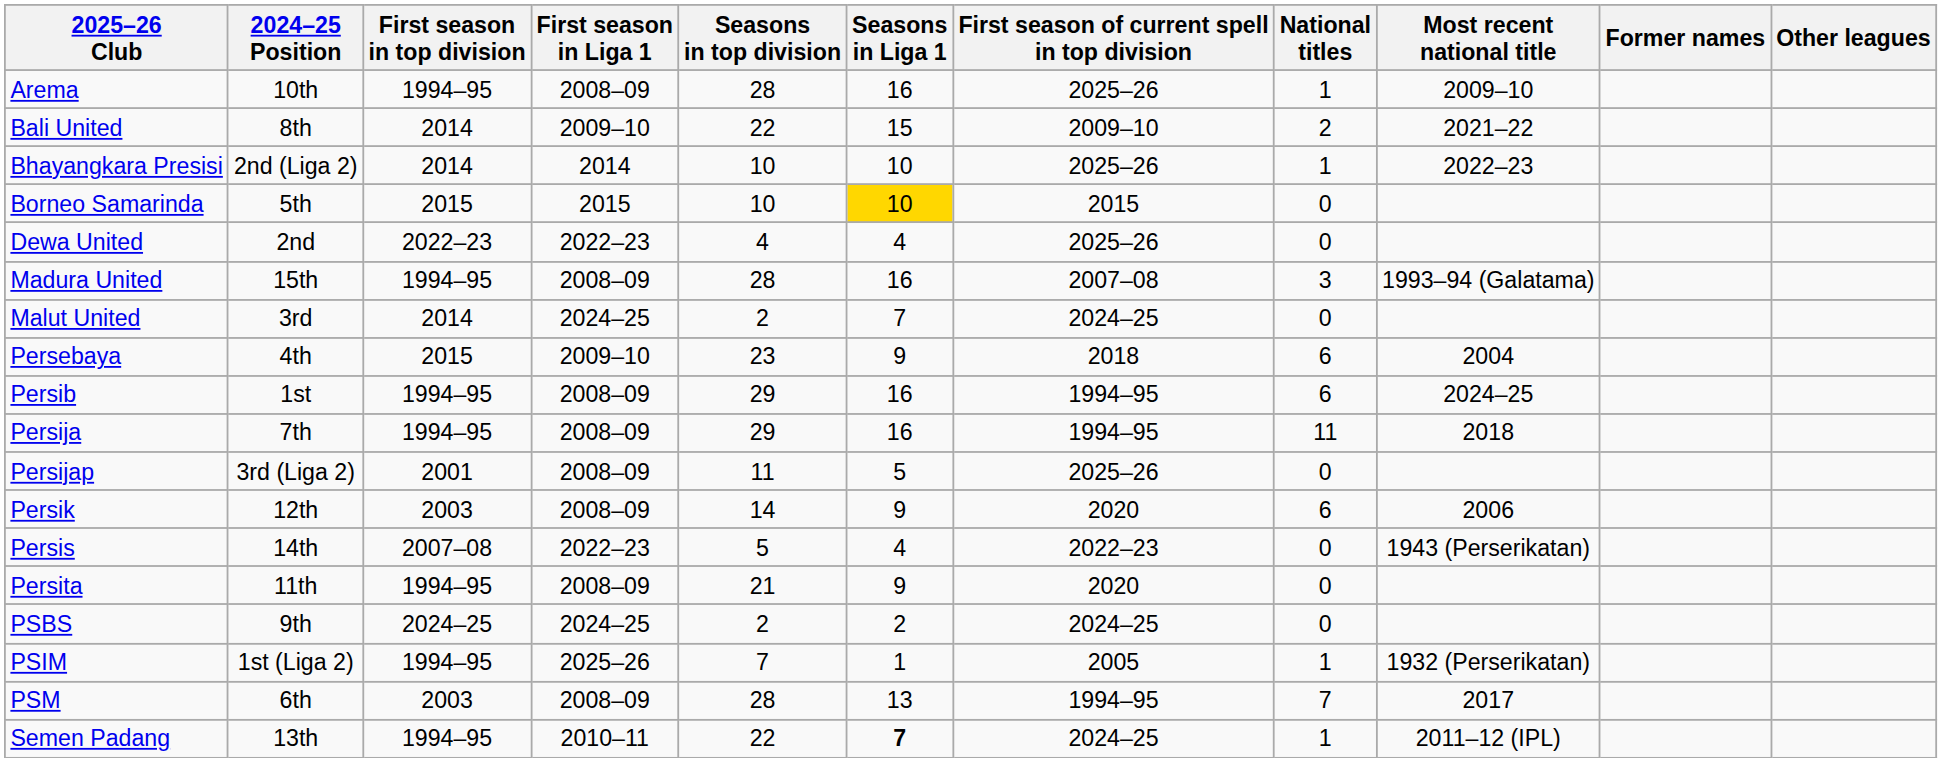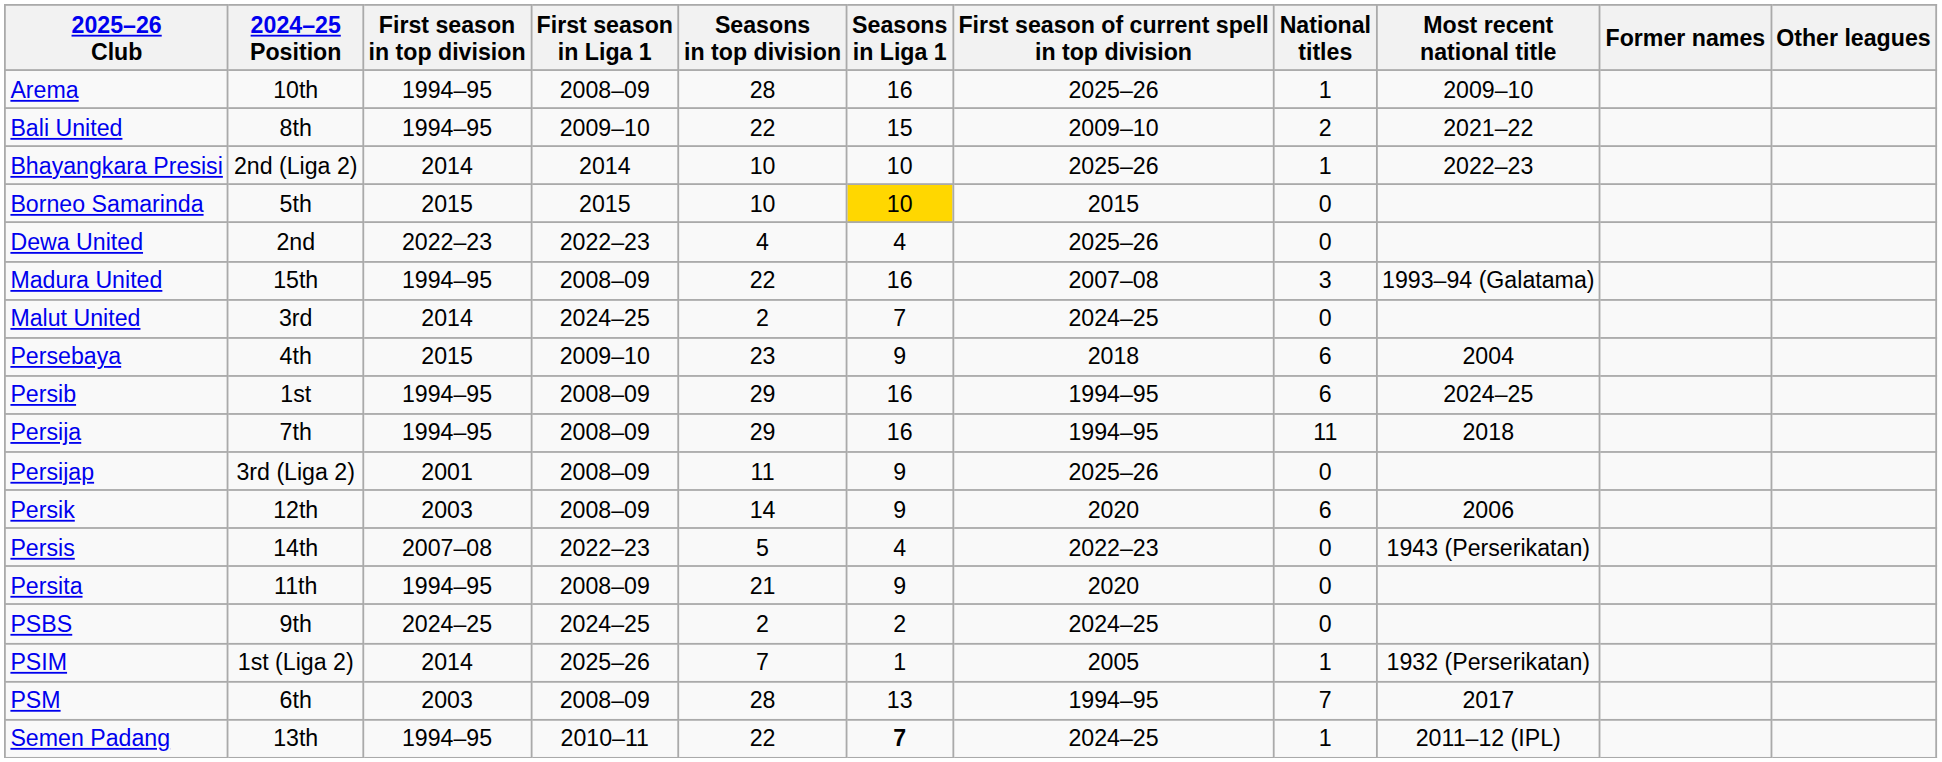(447, 127) 2014 -> (447, 127) 1994–95
(763, 280) 28 -> (763, 280) 22
(900, 471) 5 -> (900, 471) 9
(447, 662) 1994–95 -> (447, 662) 2014
